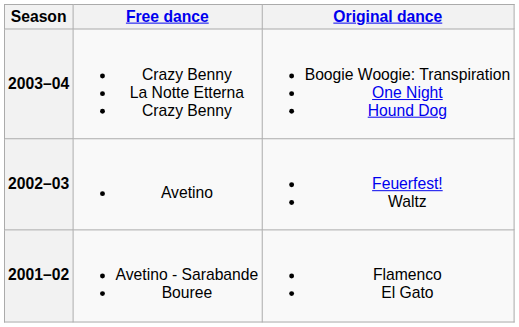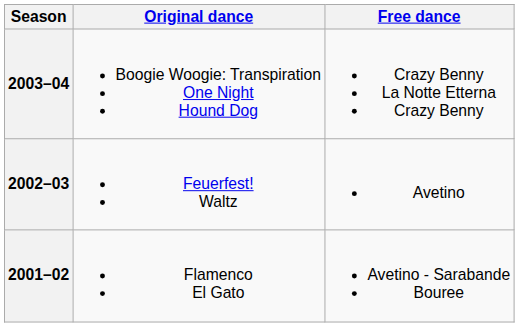columns swapped: (388, 16) <-> (167, 16)
